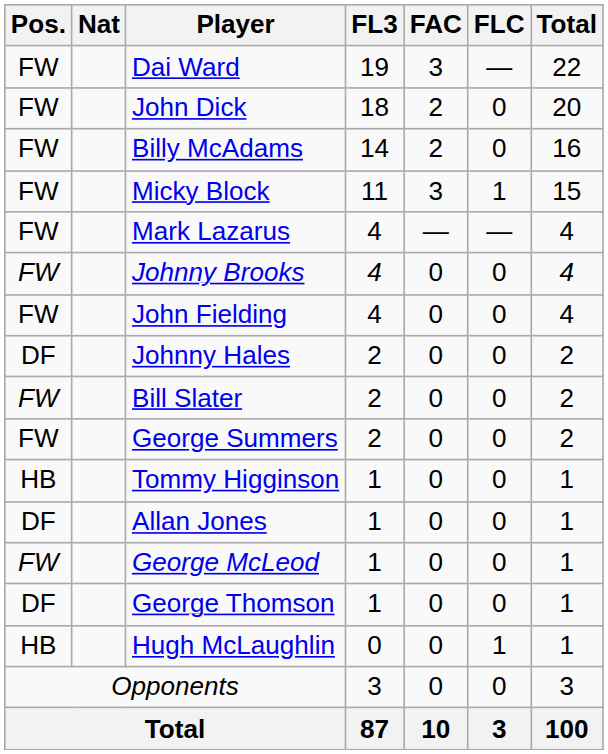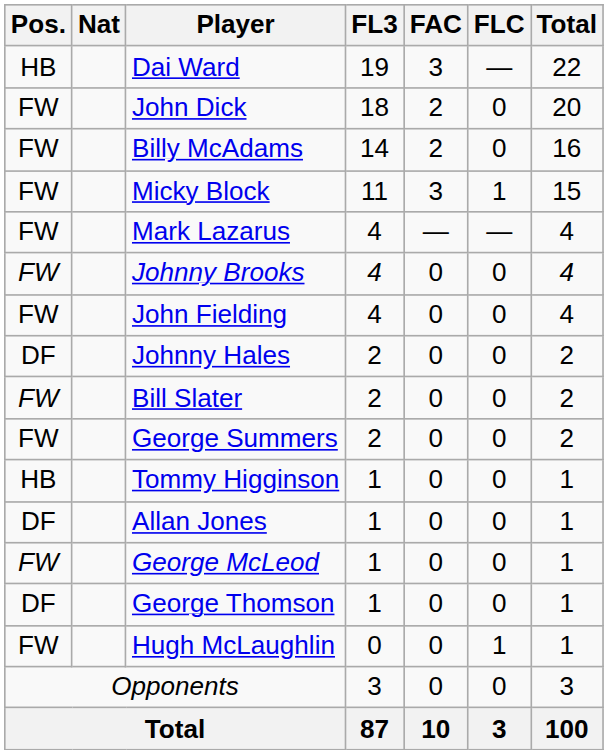(38, 66) FW -> (38, 66) HB
(38, 645) HB -> (38, 645) FW
